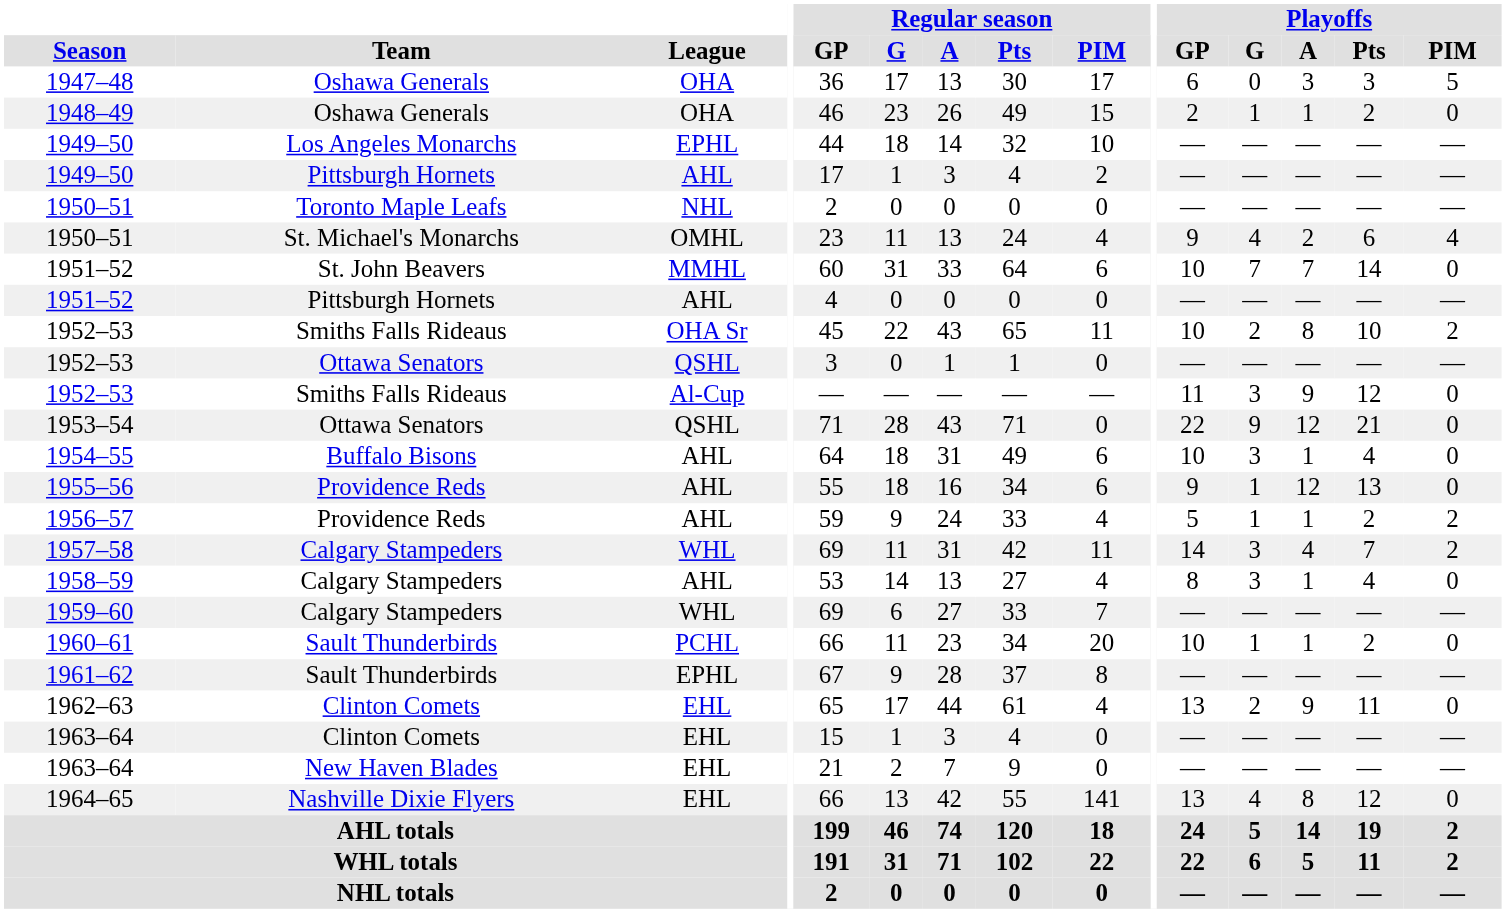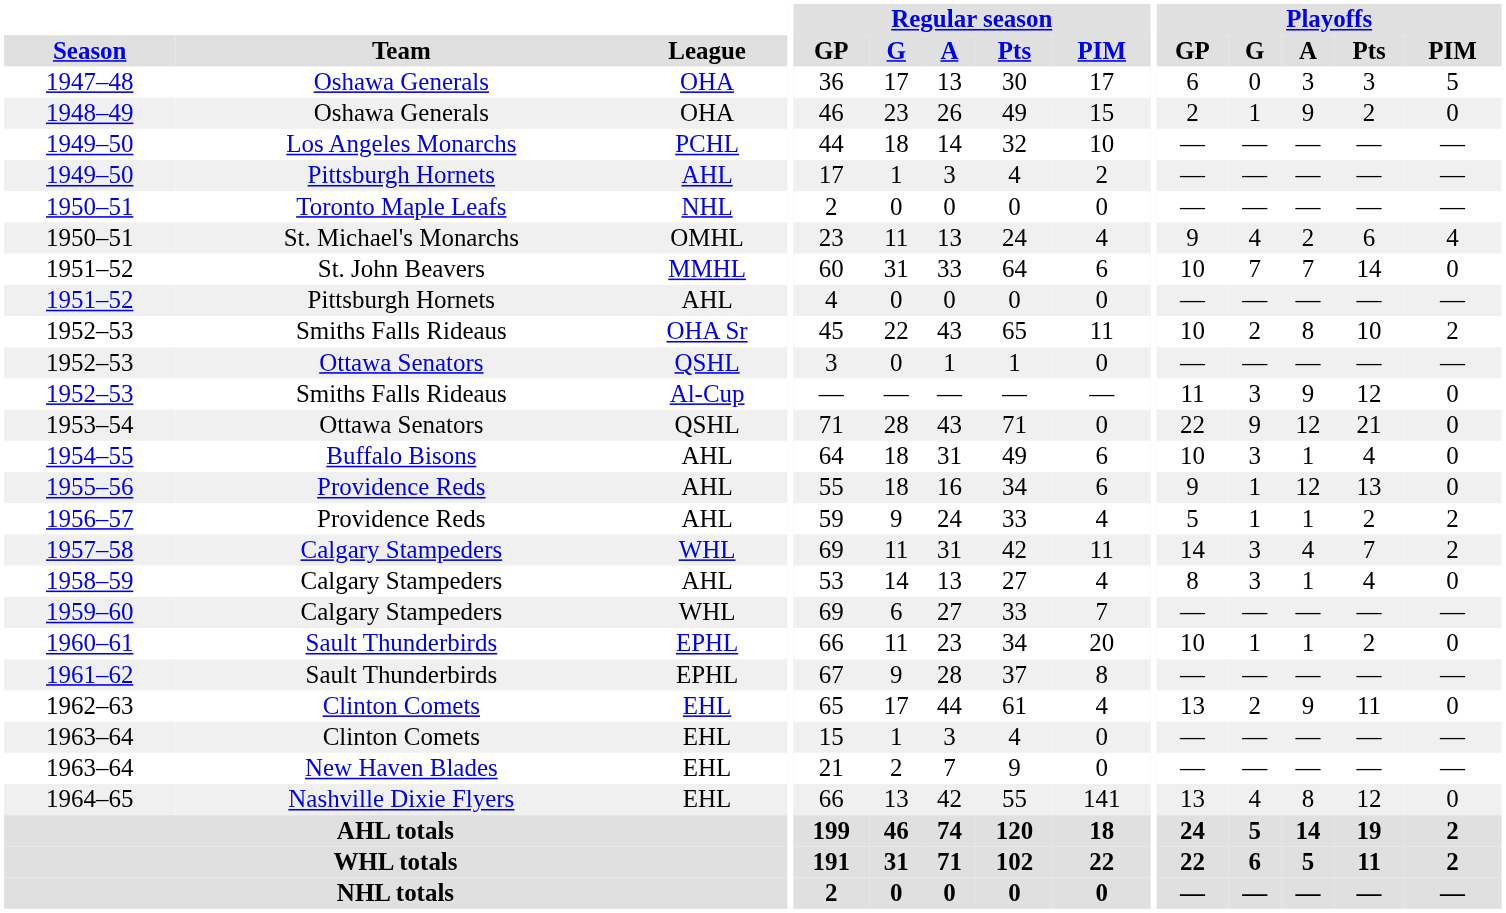(1308, 112) 1 -> (1308, 112) 9
(707, 144) EPHL -> (707, 144) PCHL
(707, 643) PCHL -> (707, 643) EPHL
